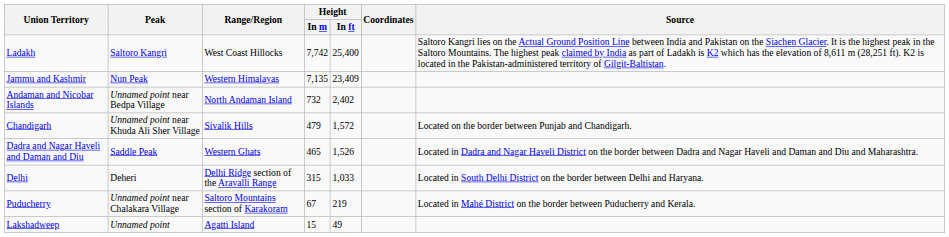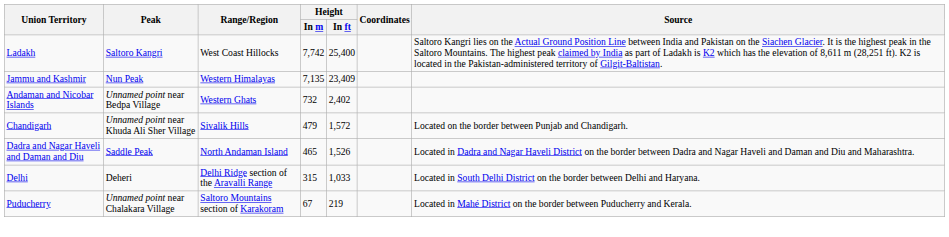(248, 100) North Andaman Island -> (228, 100) Western Ghats
(232, 152) Western Ghats -> (244, 152) North Andaman Island
- row: (33, 224)
